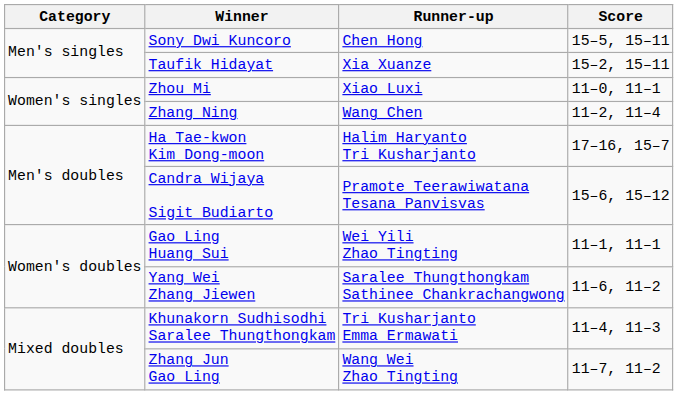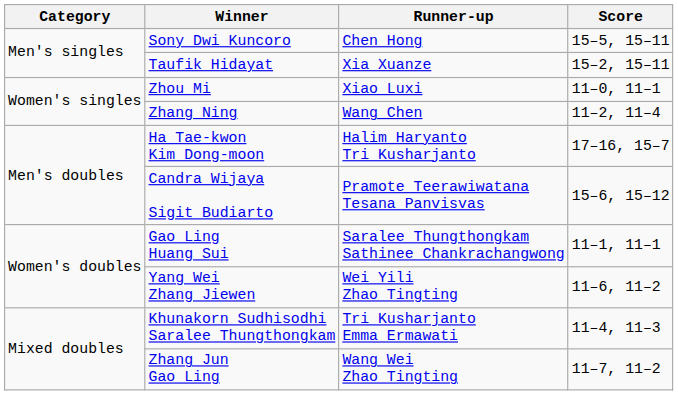(400, 246) Wei Yili Zhao Tingting -> (454, 246) Saralee Thungthongkam Sathinee Chankrachangwong
(454, 287) Saralee Thungthongkam Sathinee Chankrachangwong -> (400, 287) Wei Yili Zhao Tingting
